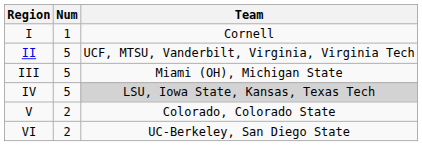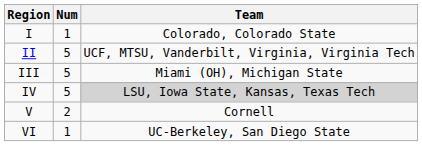(249, 34) Cornell -> (249, 34) Colorado, Colorado State
(249, 112) Colorado, Colorado State -> (249, 112) Cornell
(67, 131) 2 -> (67, 131) 1
